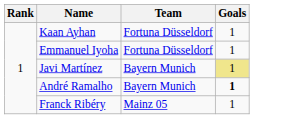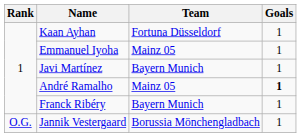(168, 50) Fortuna Düsseldorf -> (153, 50) Mainz 05
(232, 68) khaki background -> (279, 68) no background
(160, 86) Bayern Munich -> (153, 86) Mainz 05
(145, 104) Mainz 05 -> (167, 104) Bayern Munich
+ row: (83, 123)
